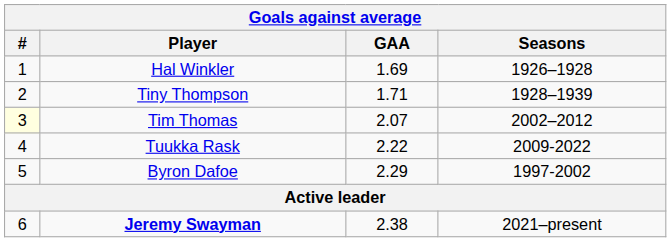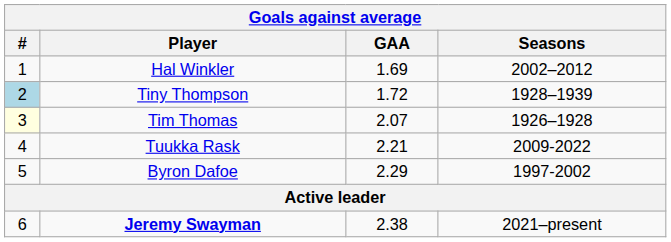(552, 69) 1926–1928 -> (552, 69) 2002–2012
(22, 95) no background -> (22, 95) lightblue background
(392, 95) 1.71 -> (392, 95) 1.72
(552, 121) 2002–2012 -> (552, 121) 1926–1928
(392, 146) 2.22 -> (392, 146) 2.21
